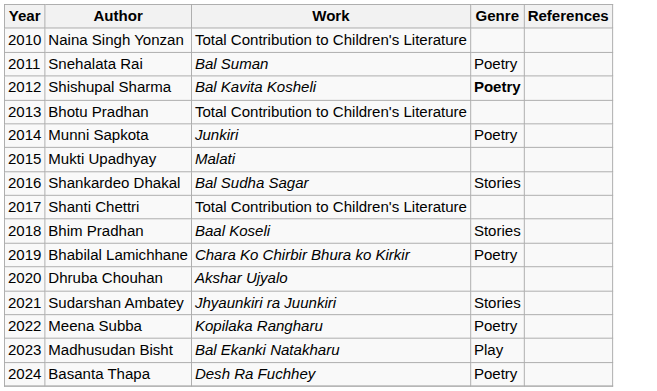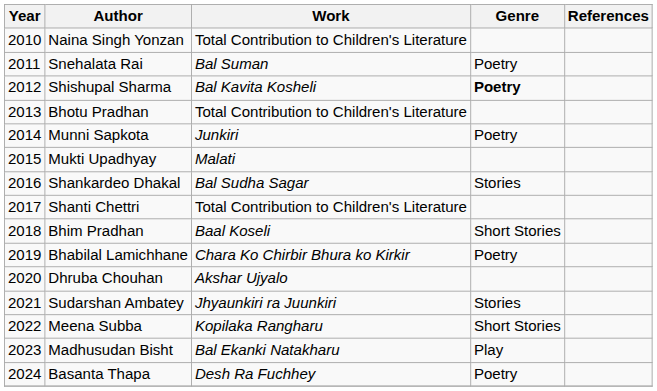(497, 231) Stories -> (517, 231) Short Stories
(496, 326) Poetry -> (517, 326) Short Stories
